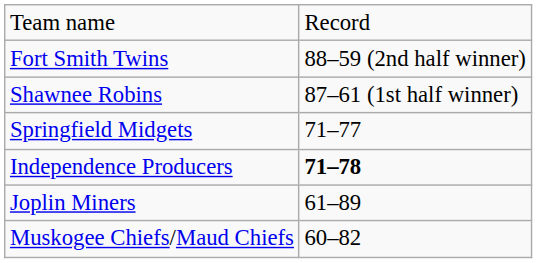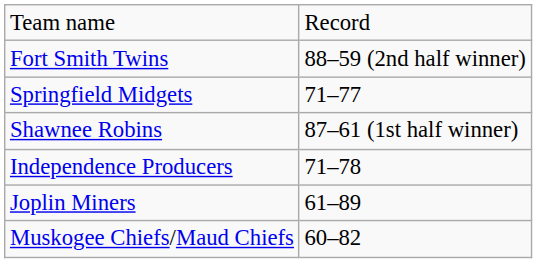rows swapped: (86, 94) <-> (101, 130)
(333, 166) bold -> (333, 166) normal
